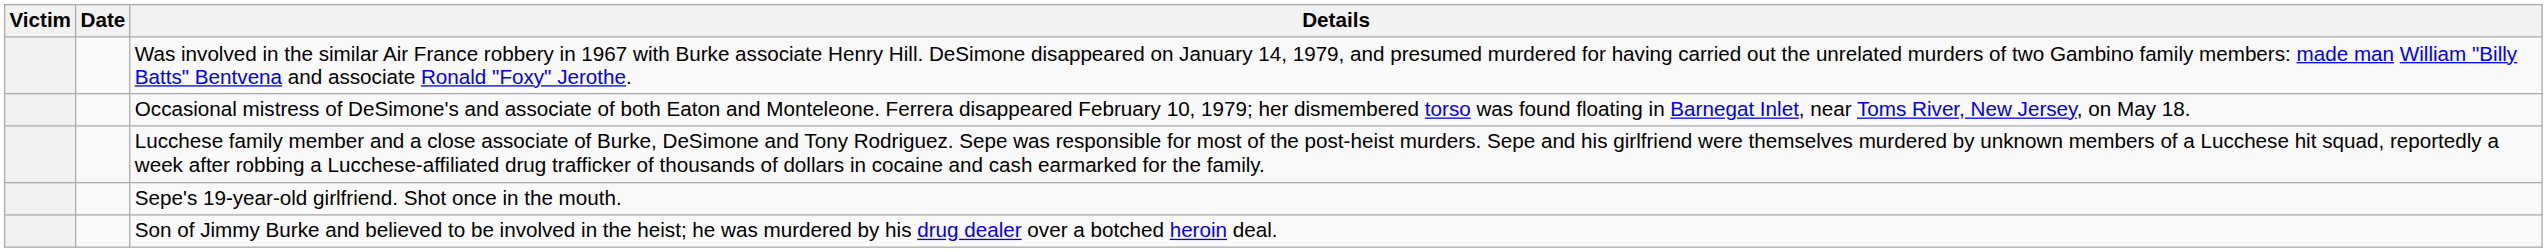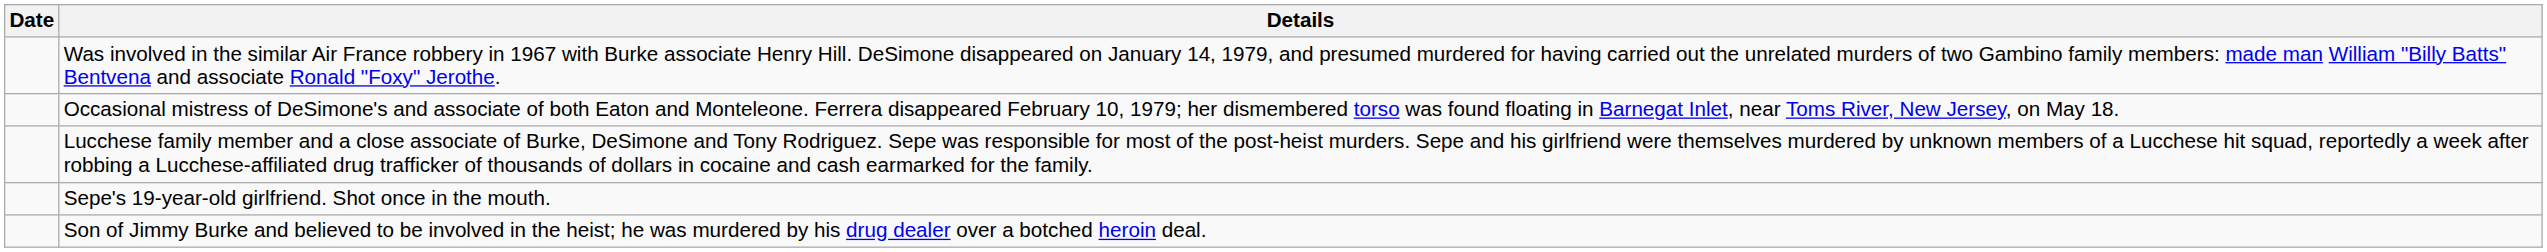- column: (40, 20)
